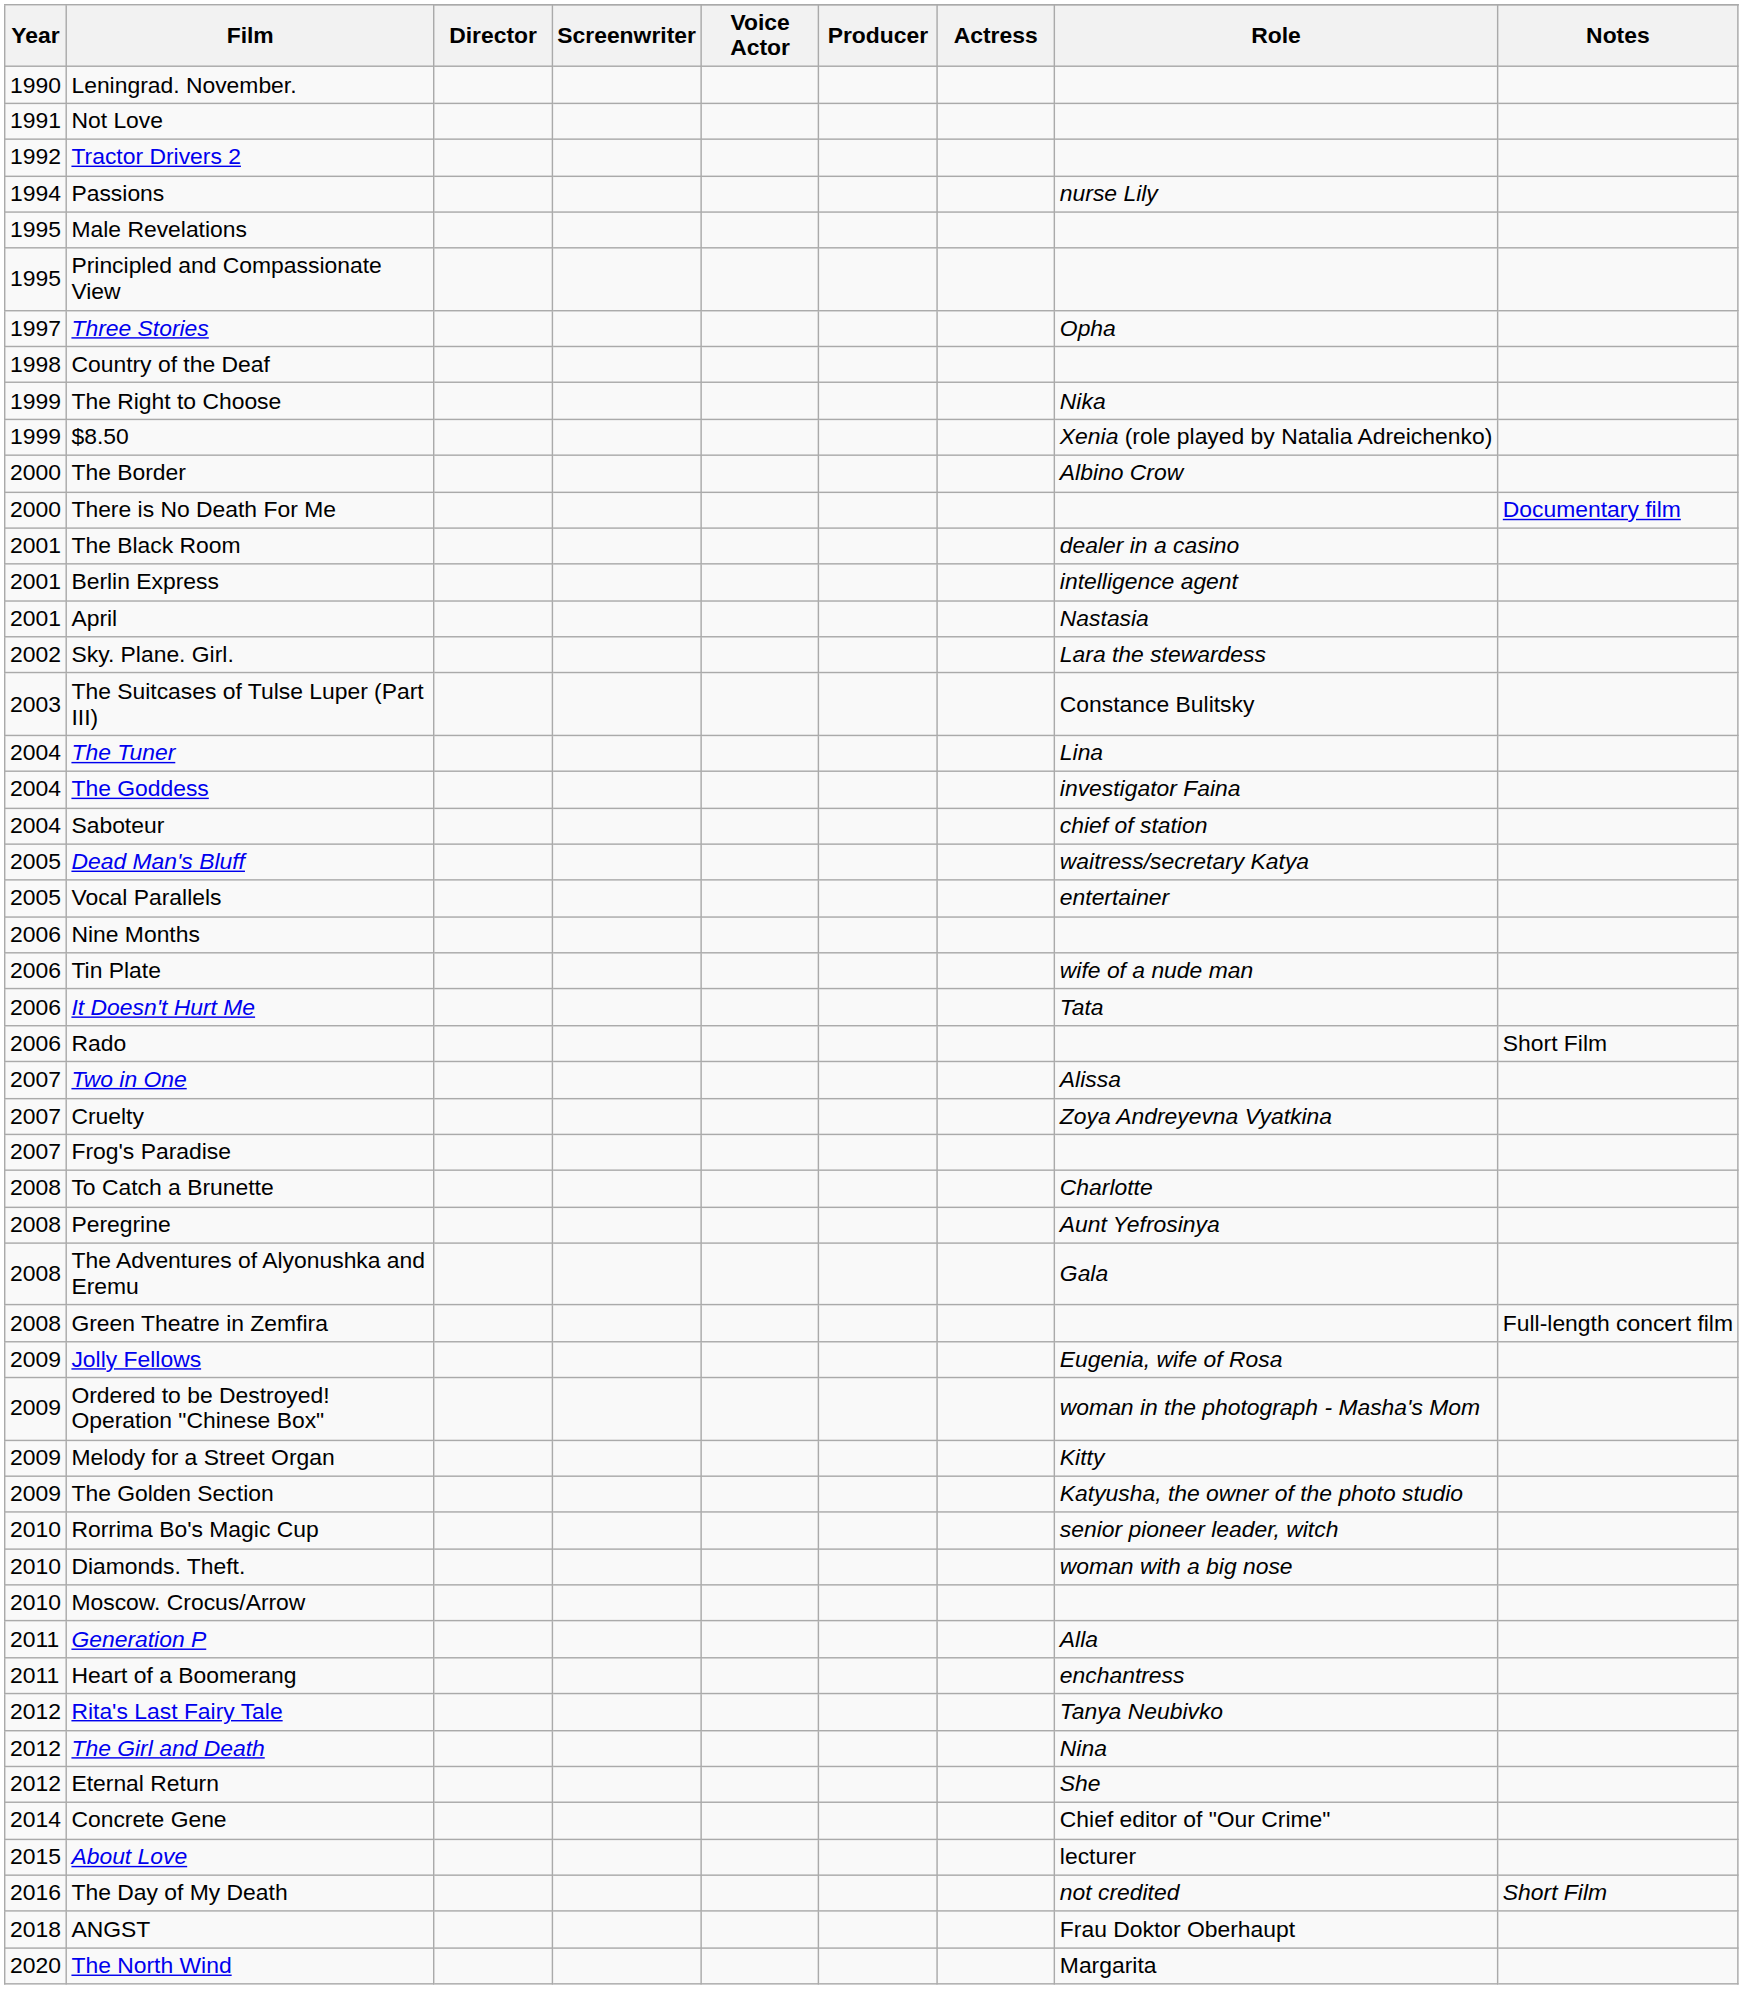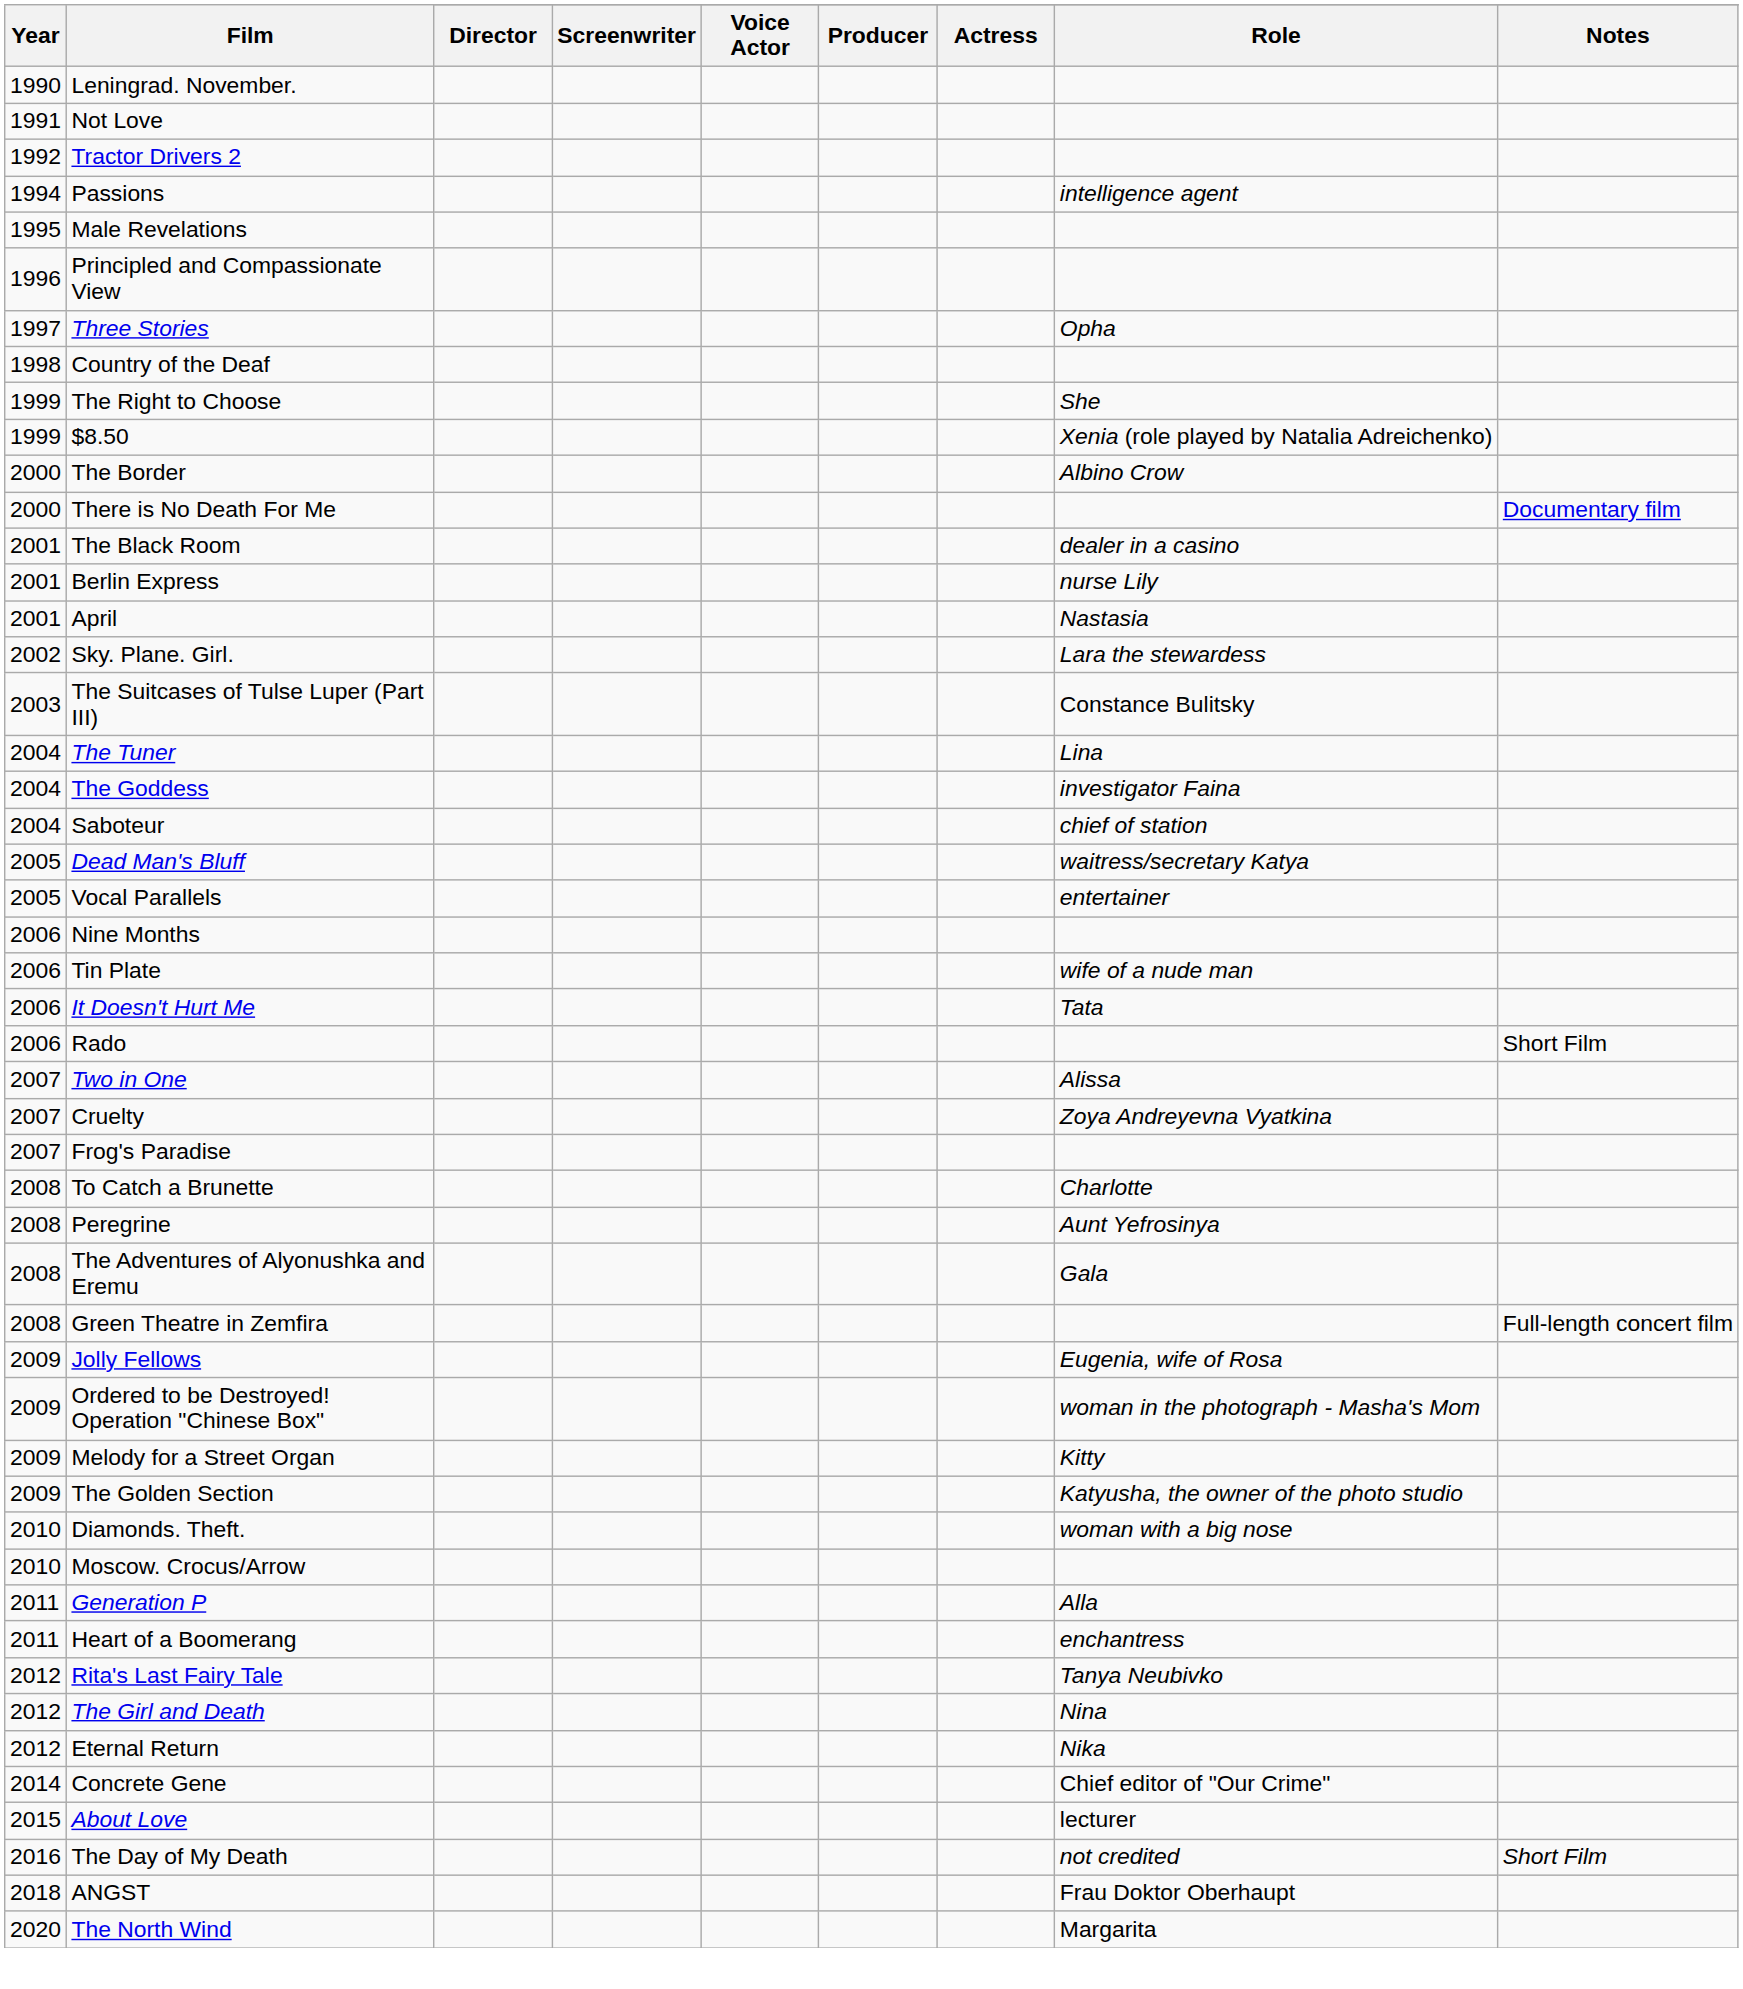(1109, 193) nurse Lily -> (1149, 193) intelligence agent
(35, 278) 1995 -> (35, 278) 1996
(1083, 400) Nika -> (1080, 400) She
(1149, 582) intelligence agent -> (1109, 582) nurse Lily
- row: (195, 1530)
(1080, 1784) She -> (1083, 1747) Nika
